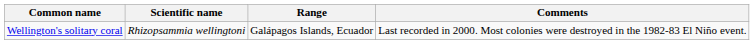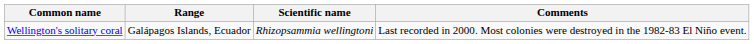columns swapped: (186, 13) <-> (312, 13)
